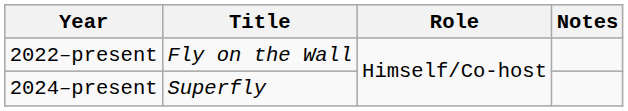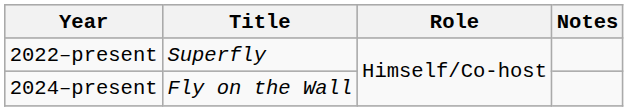(260, 55) Fly on the Wall -> (217, 55) Superfly
(217, 88) Superfly -> (260, 88) Fly on the Wall
